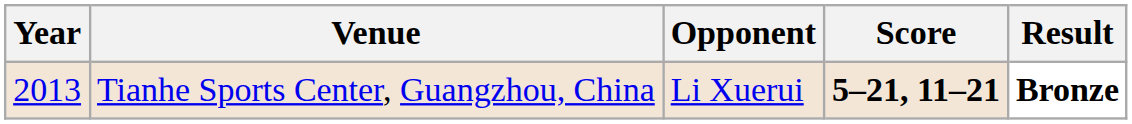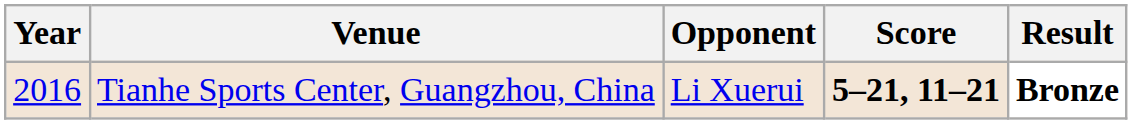(47, 88) 2013 -> (47, 88) 2016
